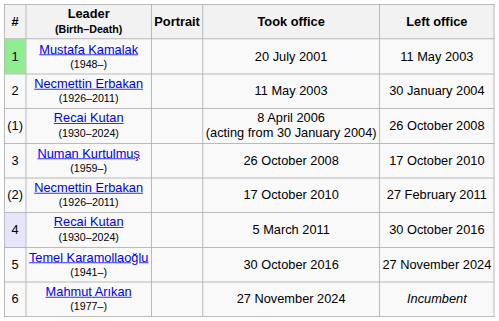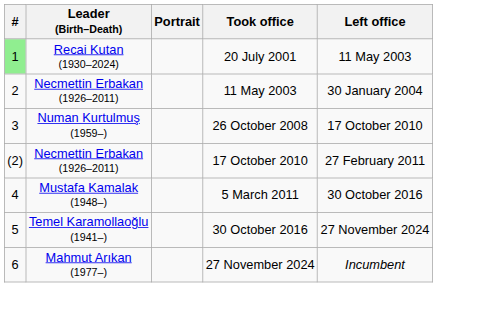(89, 56) Mustafa Kamalak (1948–) -> (89, 56) Recai Kutan (1930–2024)
- row: (291, 125)
(15, 230) lavender background -> (15, 195) no background
(89, 230) Recai Kutan (1930–2024) -> (89, 195) Mustafa Kamalak (1948–)
